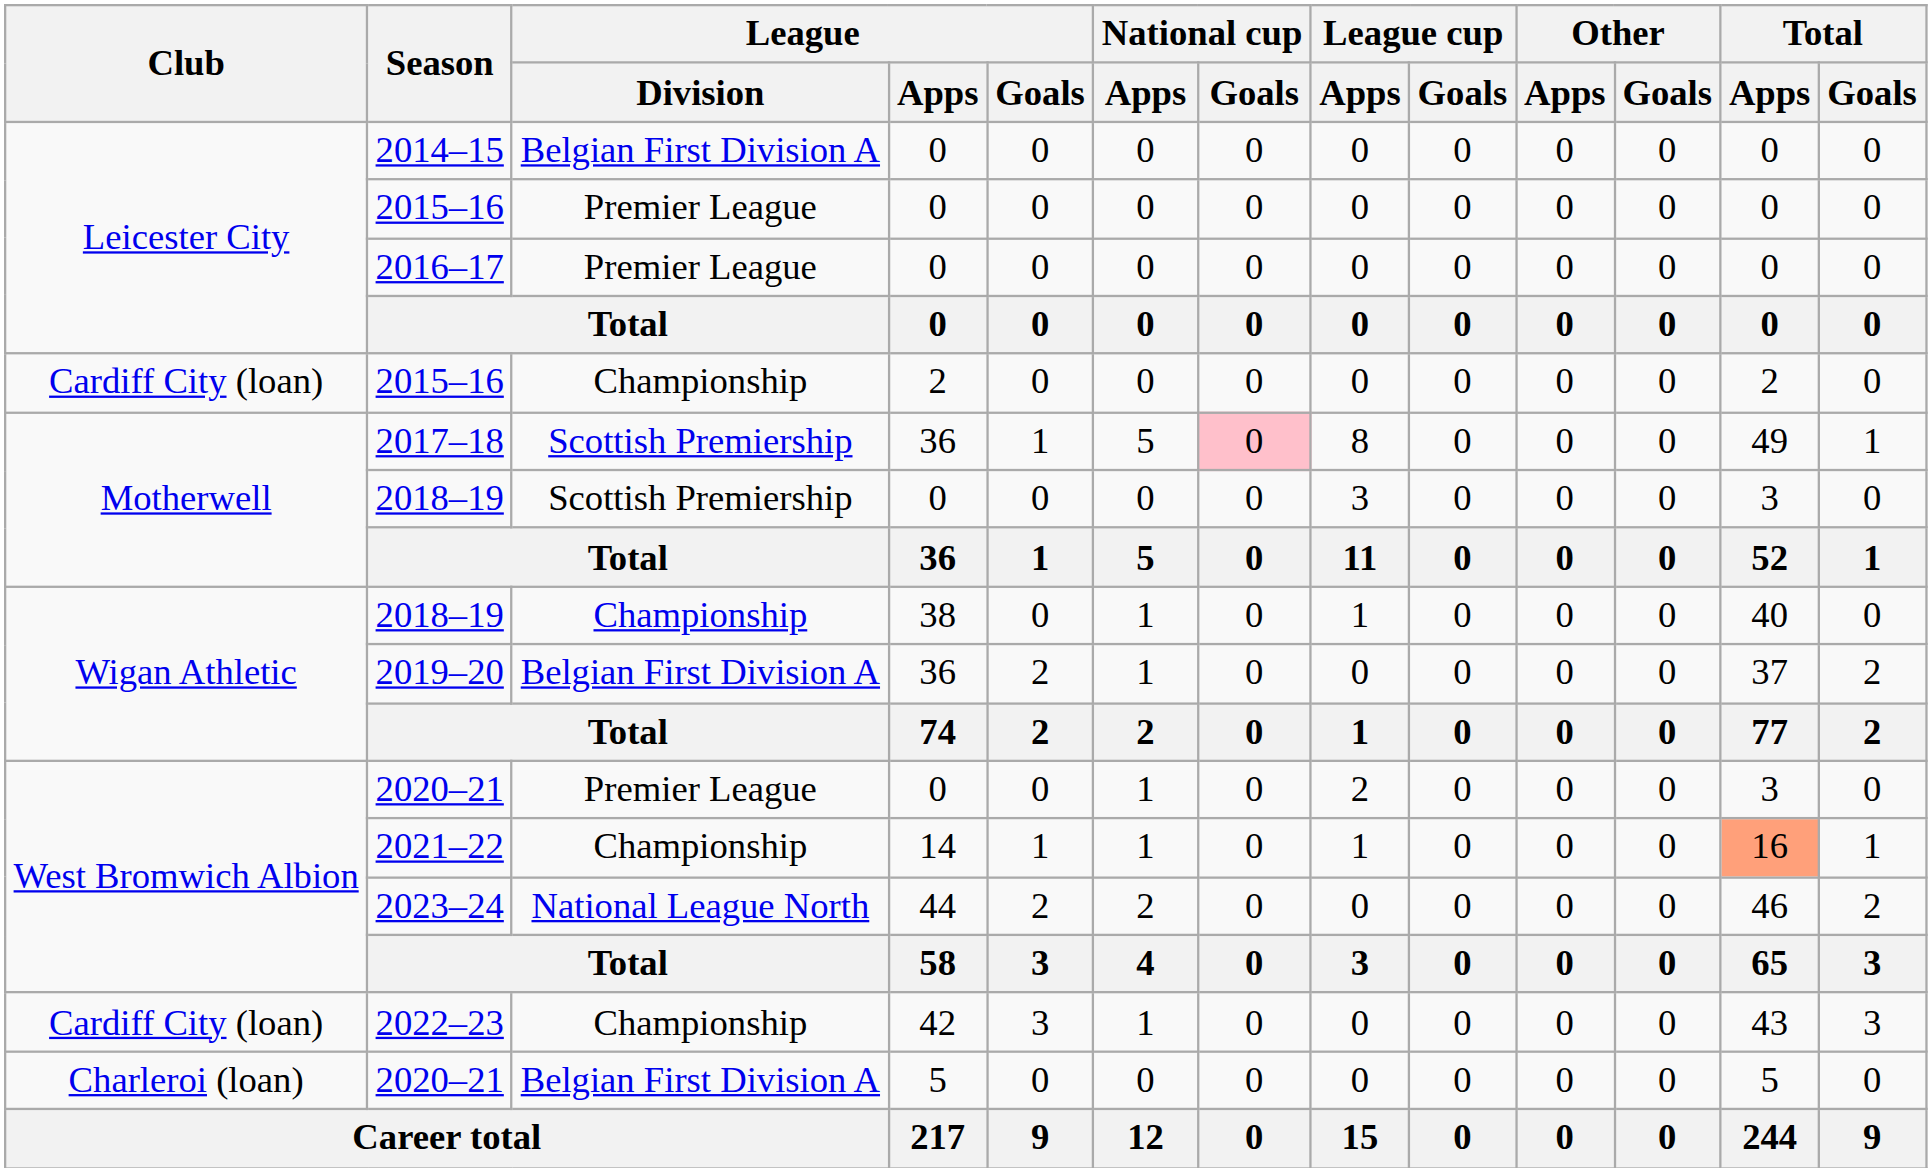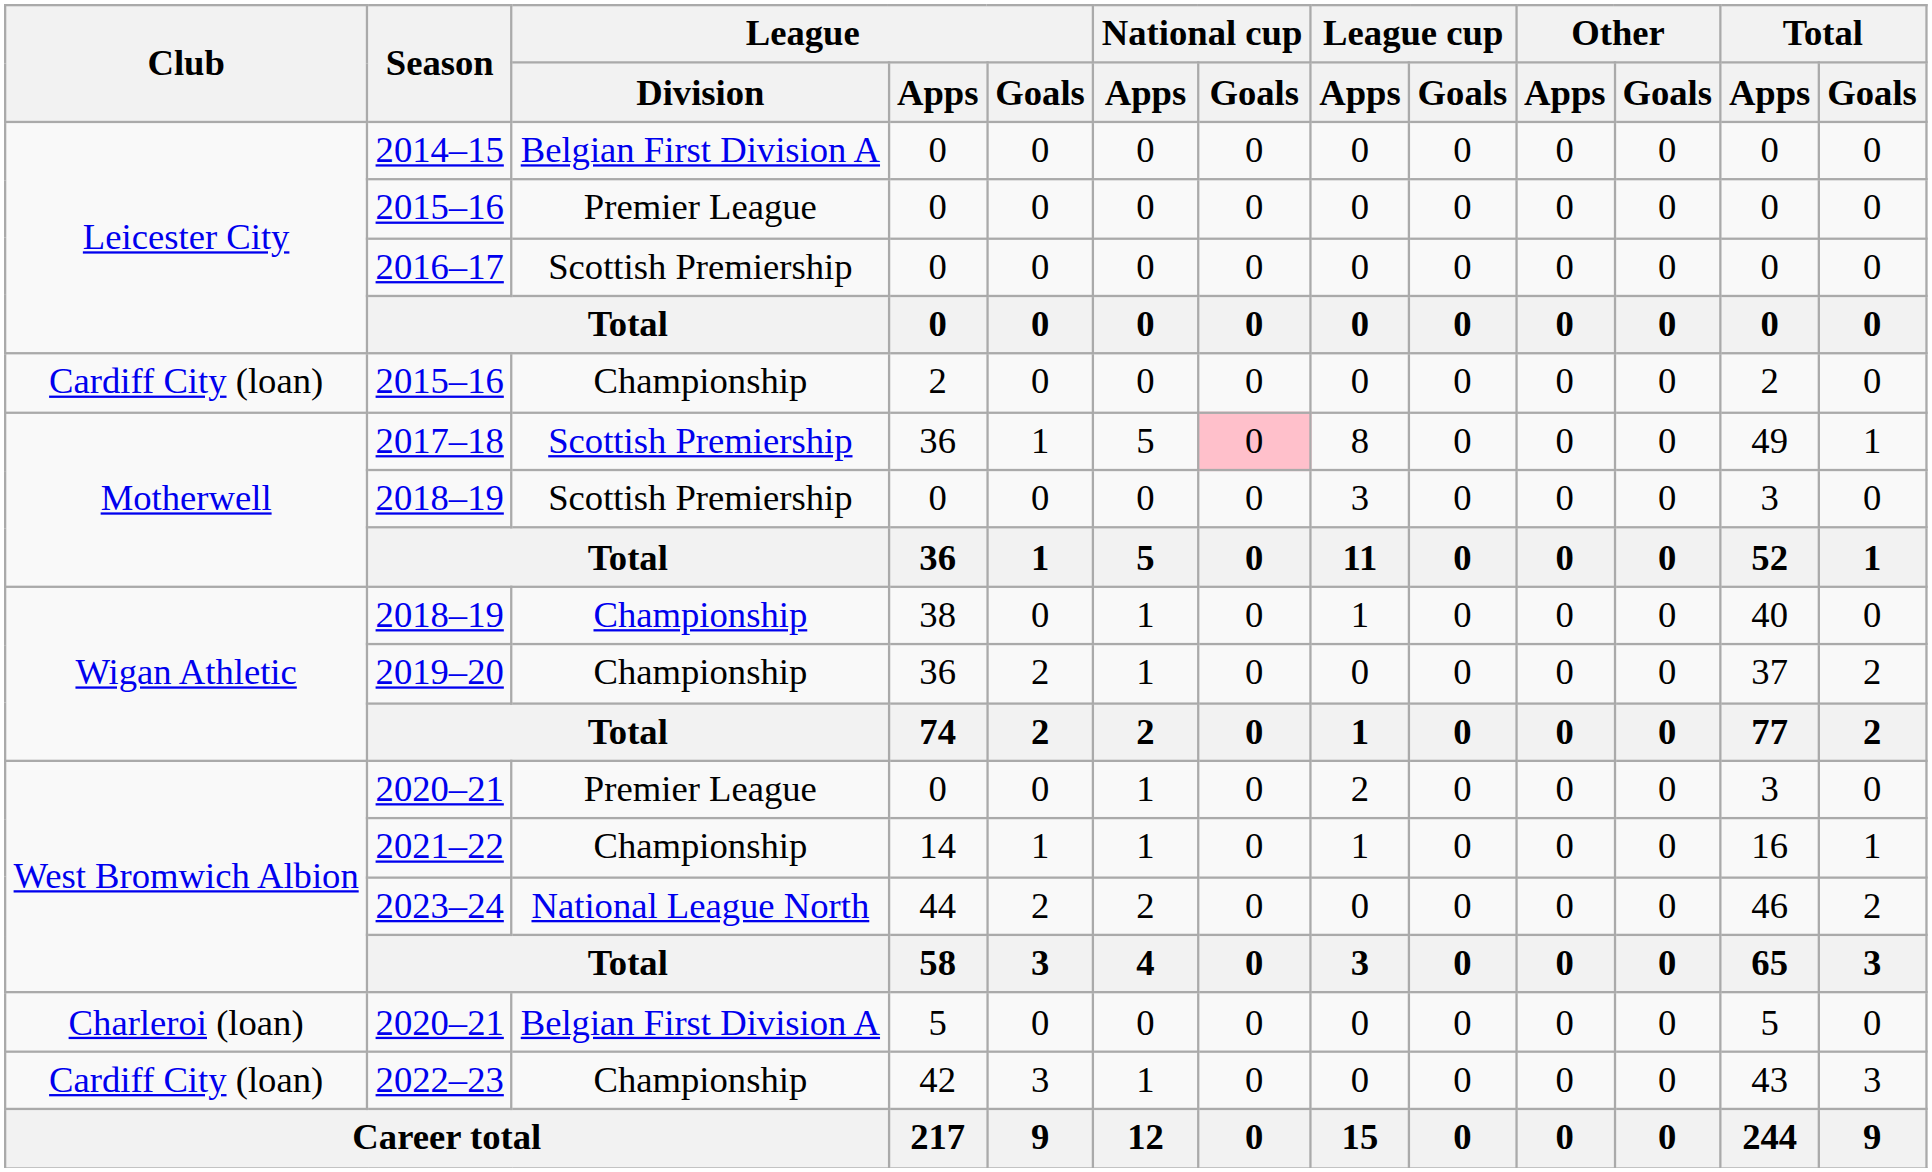(700, 265) Premier League -> (700, 265) Scottish Premiership
(700, 672) Belgian First Division A -> (700, 672) Championship
(1770, 847) lightsalmon background -> (1770, 847) no background
rows swapped: (440, 1079) <-> (440, 1021)
